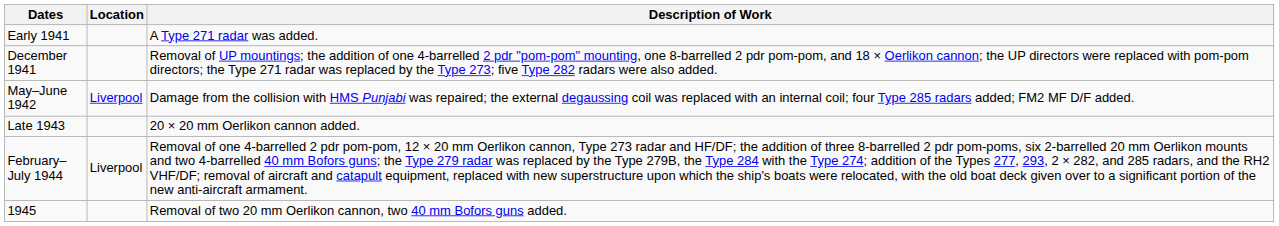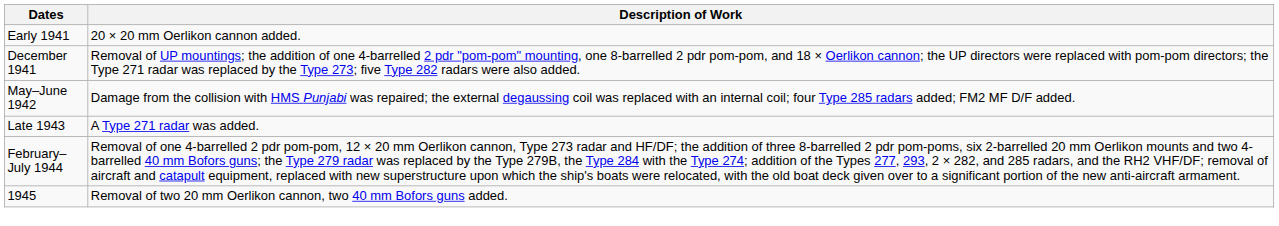- column: (117, 14)
(234, 35) A Type 271 radar was added. -> (196, 35) 20 × 20 mm Oerlikon cannon added.
(255, 126) 20 × 20 mm Oerlikon cannon added. -> (175, 126) A Type 271 radar was added.
